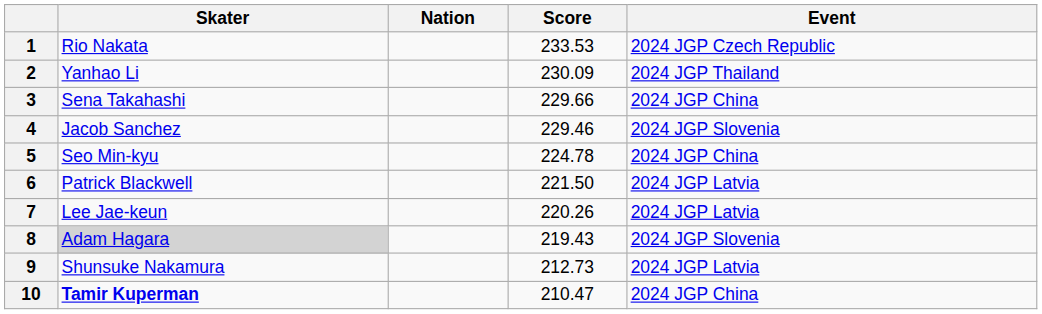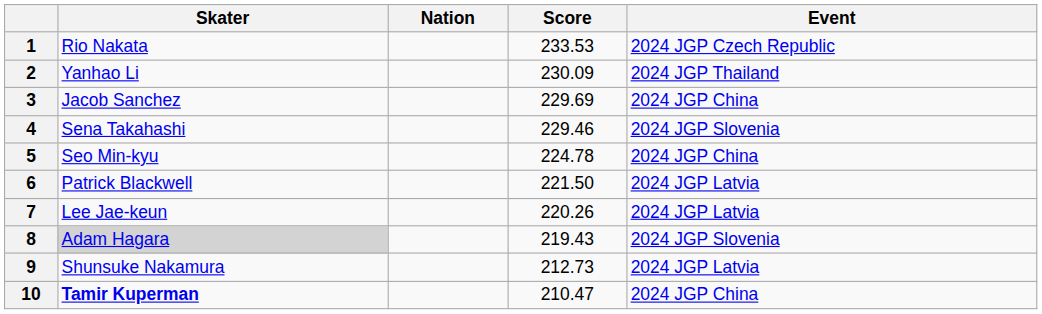(123, 101) Sena Takahashi -> (121, 101) Jacob Sanchez
(567, 101) 229.66 -> (567, 101) 229.69
(121, 128) Jacob Sanchez -> (123, 128) Sena Takahashi
